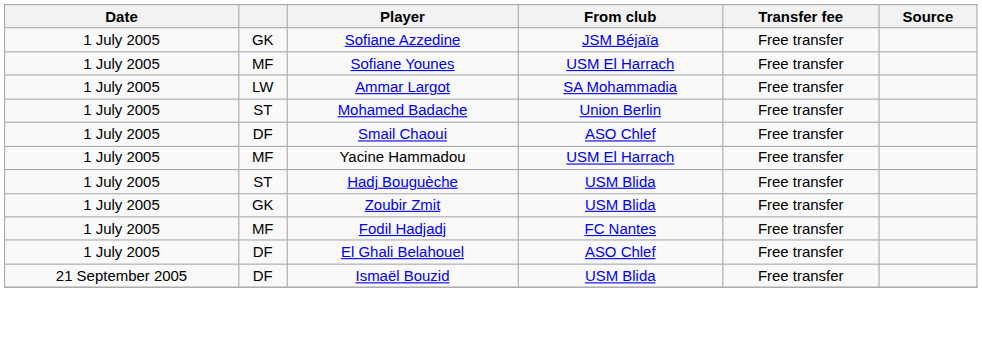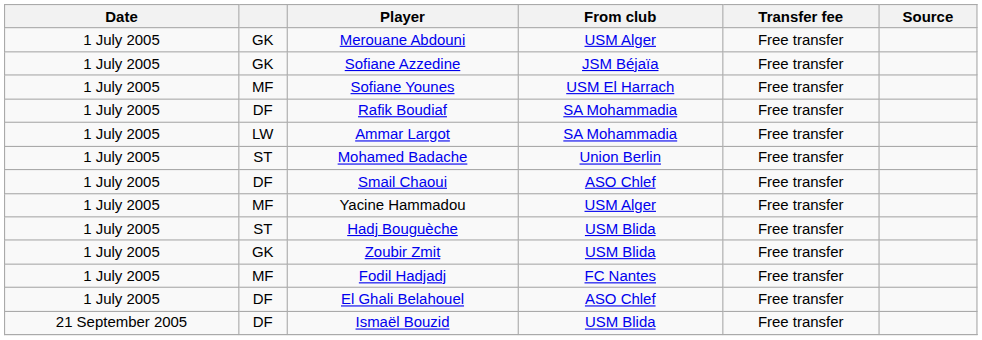+ row: (403, 40)
+ row: (403, 110)
(620, 157) USM El Harrach -> (620, 205) USM Alger
